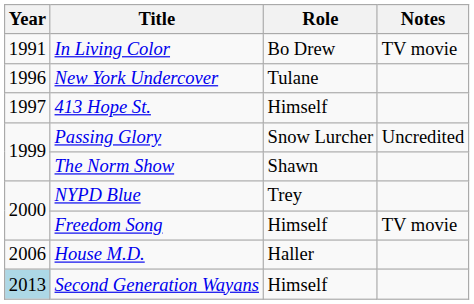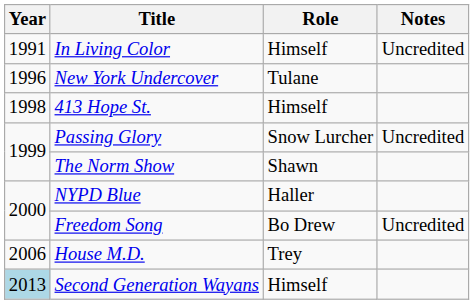(301, 48) Bo Drew -> (297, 48) Himself
(419, 48) TV movie -> (423, 48) Uncredited
(27, 107) 1997 -> (27, 107) 1998
(285, 195) Trey -> (291, 195) Haller
(297, 225) Himself -> (301, 225) Bo Drew
(419, 225) TV movie -> (423, 225) Uncredited
(291, 254) Haller -> (285, 254) Trey
